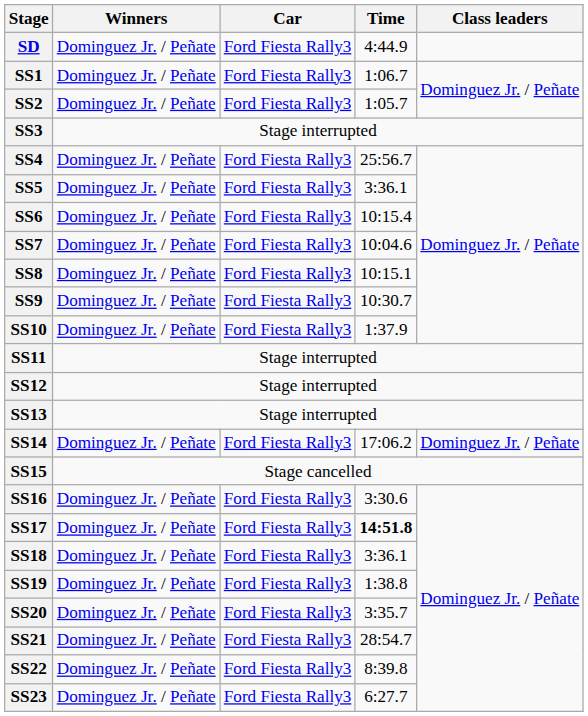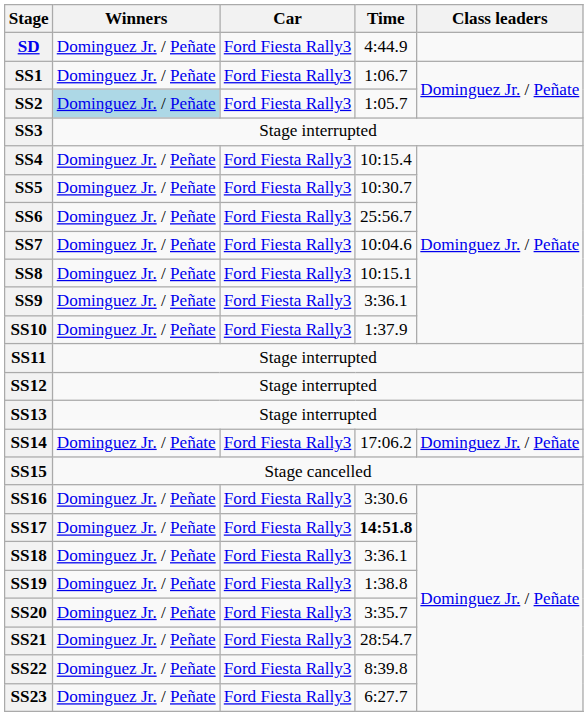(136, 103) no background -> (136, 103) lightblue background
(386, 159) 25:56.7 -> (386, 159) 10:15.4
(386, 187) 3:36.1 -> (386, 187) 10:30.7
(386, 216) 10:15.4 -> (386, 216) 25:56.7
(386, 300) 10:30.7 -> (386, 300) 3:36.1
